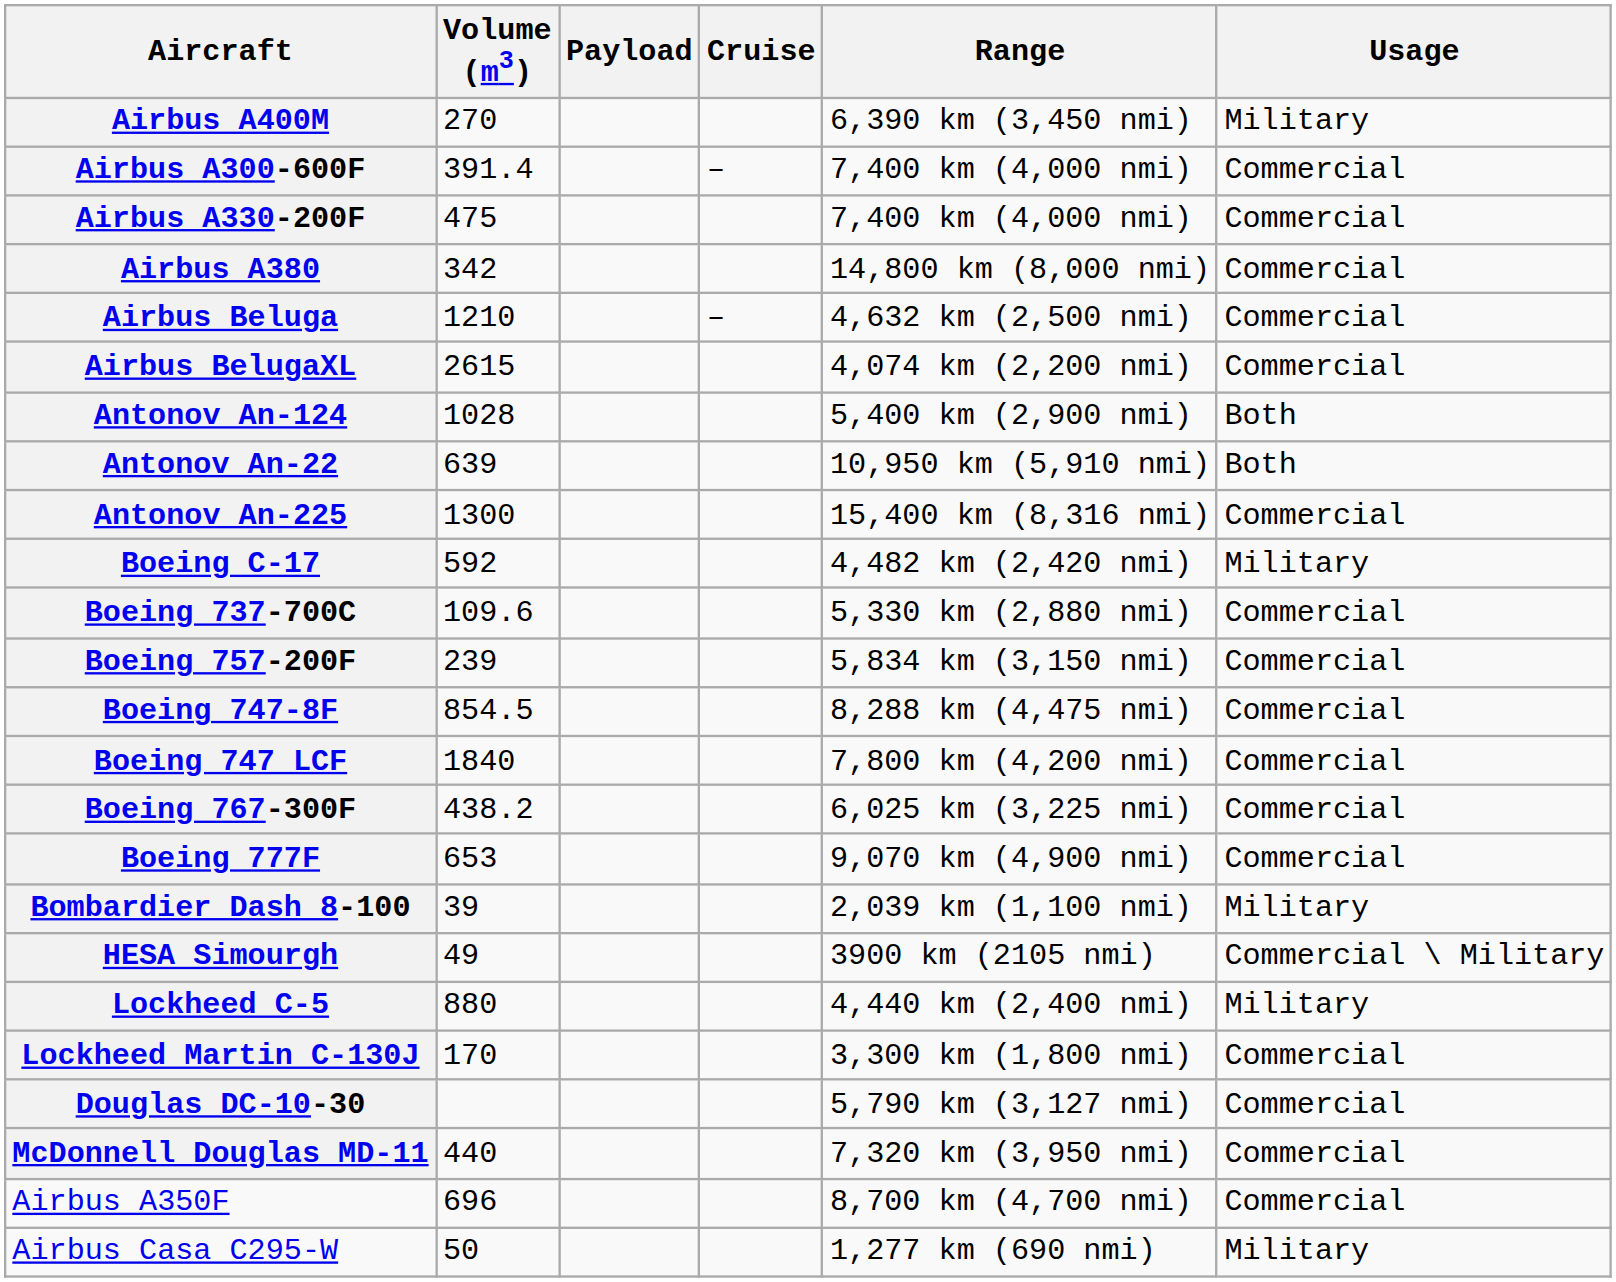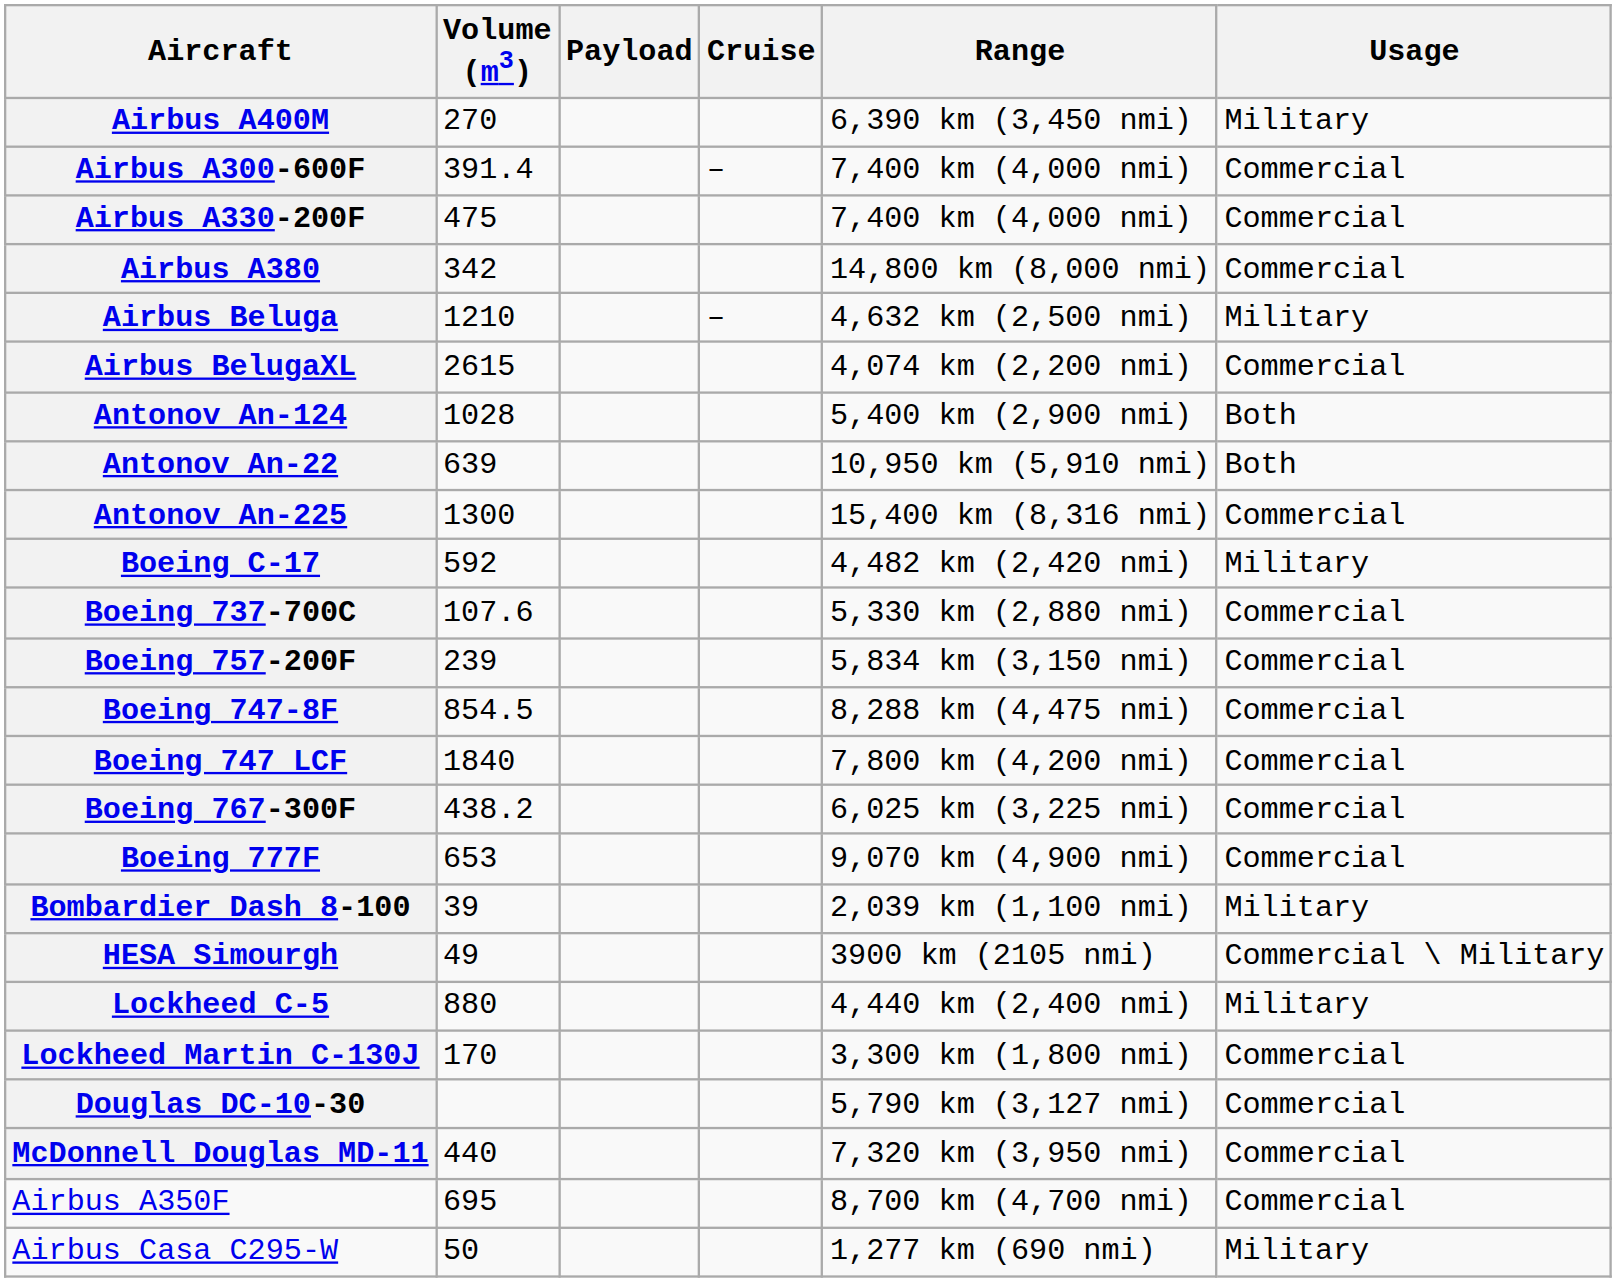(1315, 318) Commercial -> (1297, 318) Military
(488, 613) 109.6 -> (488, 613) 107.6
(470, 1203) 696 -> (470, 1203) 695
